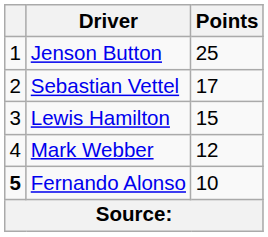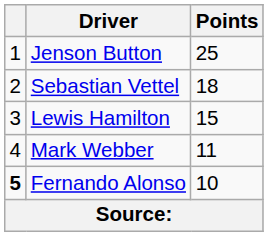(207, 85) 17 -> (207, 85) 18
(207, 150) 12 -> (206, 150) 11
